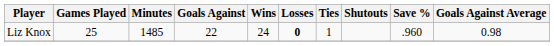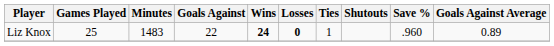(152, 31) 1485 -> (152, 31) 1483
(263, 31) normal -> (263, 31) bold
(491, 31) 0.98 -> (491, 31) 0.89
